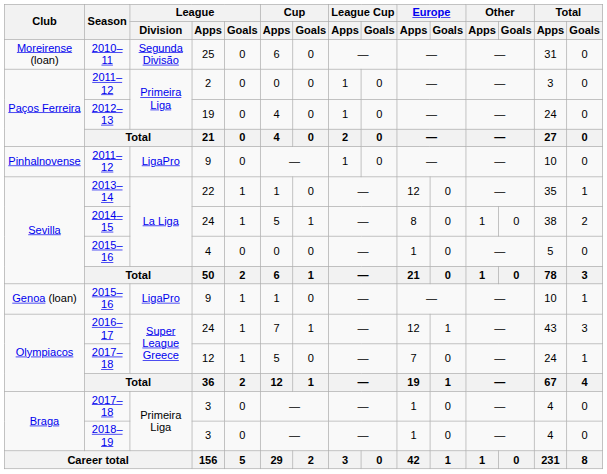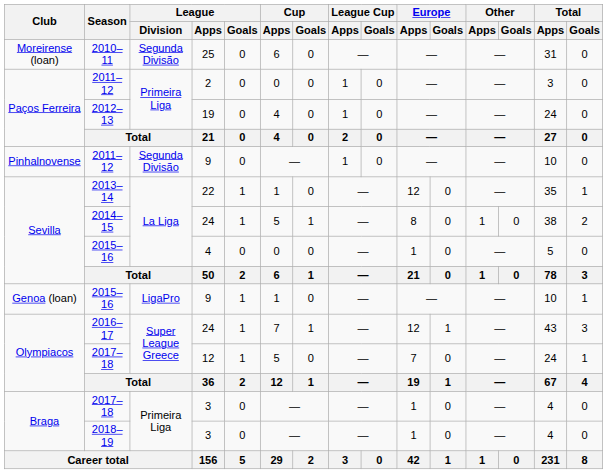(161, 161) LigaPro -> (161, 161) Segunda Divisão
